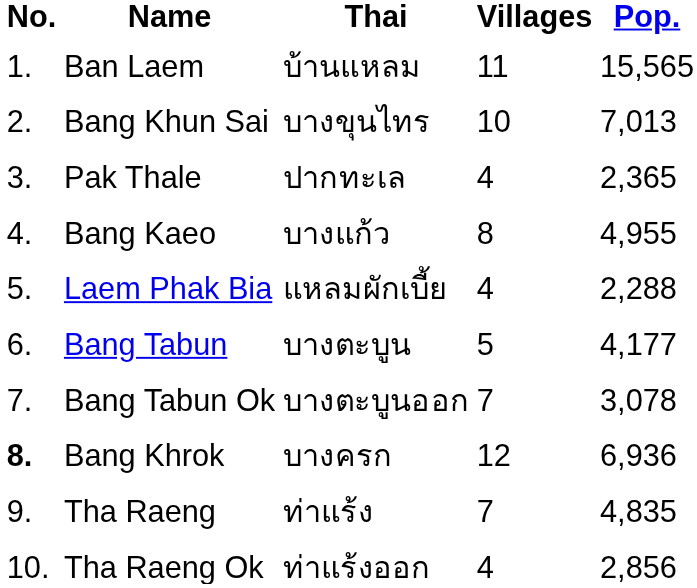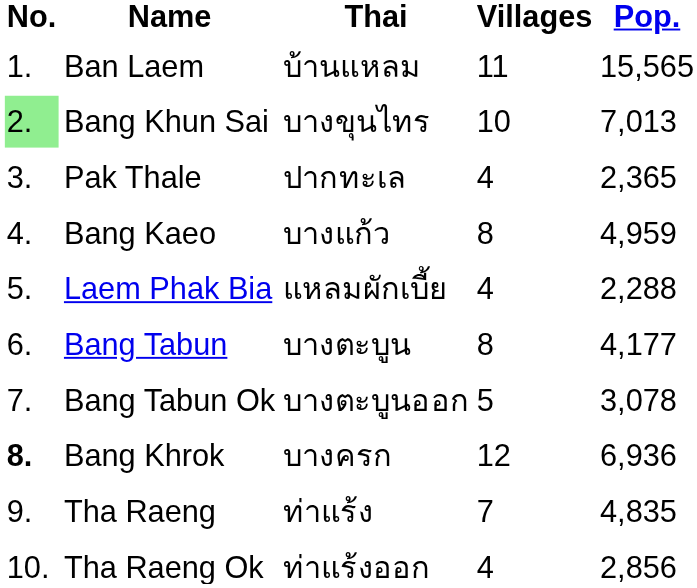(20, 121) no background -> (20, 121) lightgreen background
(638, 232) 4,955 -> (638, 232) 4,959
(485, 343) 5 -> (485, 343) 8
(485, 399) 7 -> (485, 399) 5
